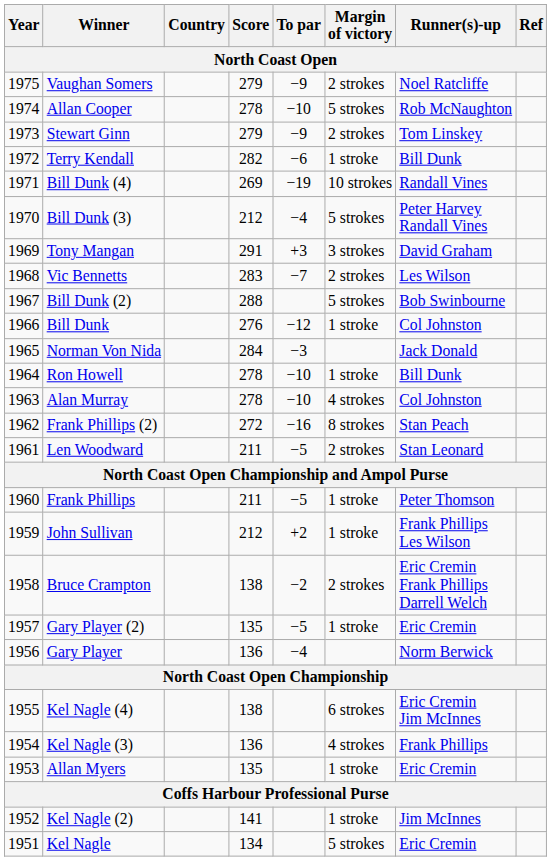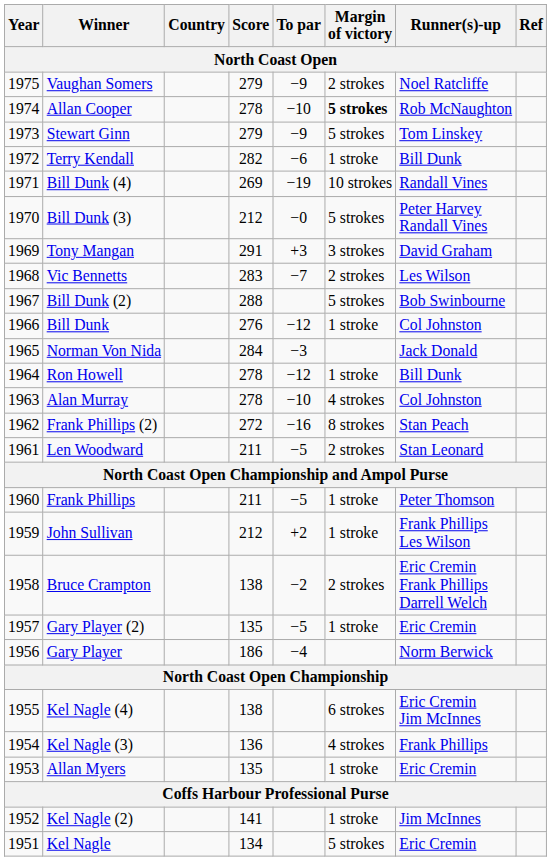(356, 109) normal -> (358, 109) bold
(356, 134) 2 strokes -> (356, 134) 5 strokes
(299, 217) −4 -> (299, 217) −0
(299, 375) −10 -> (299, 375) −12
(251, 652) 136 -> (251, 652) 186
